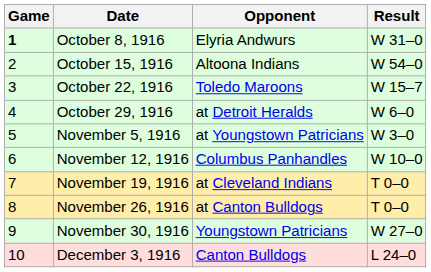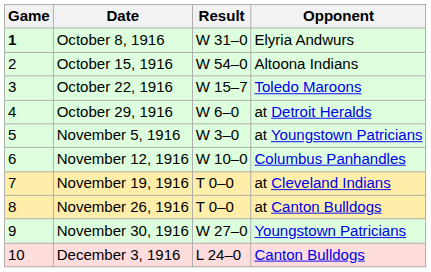columns swapped: (280, 16) <-> (397, 16)
